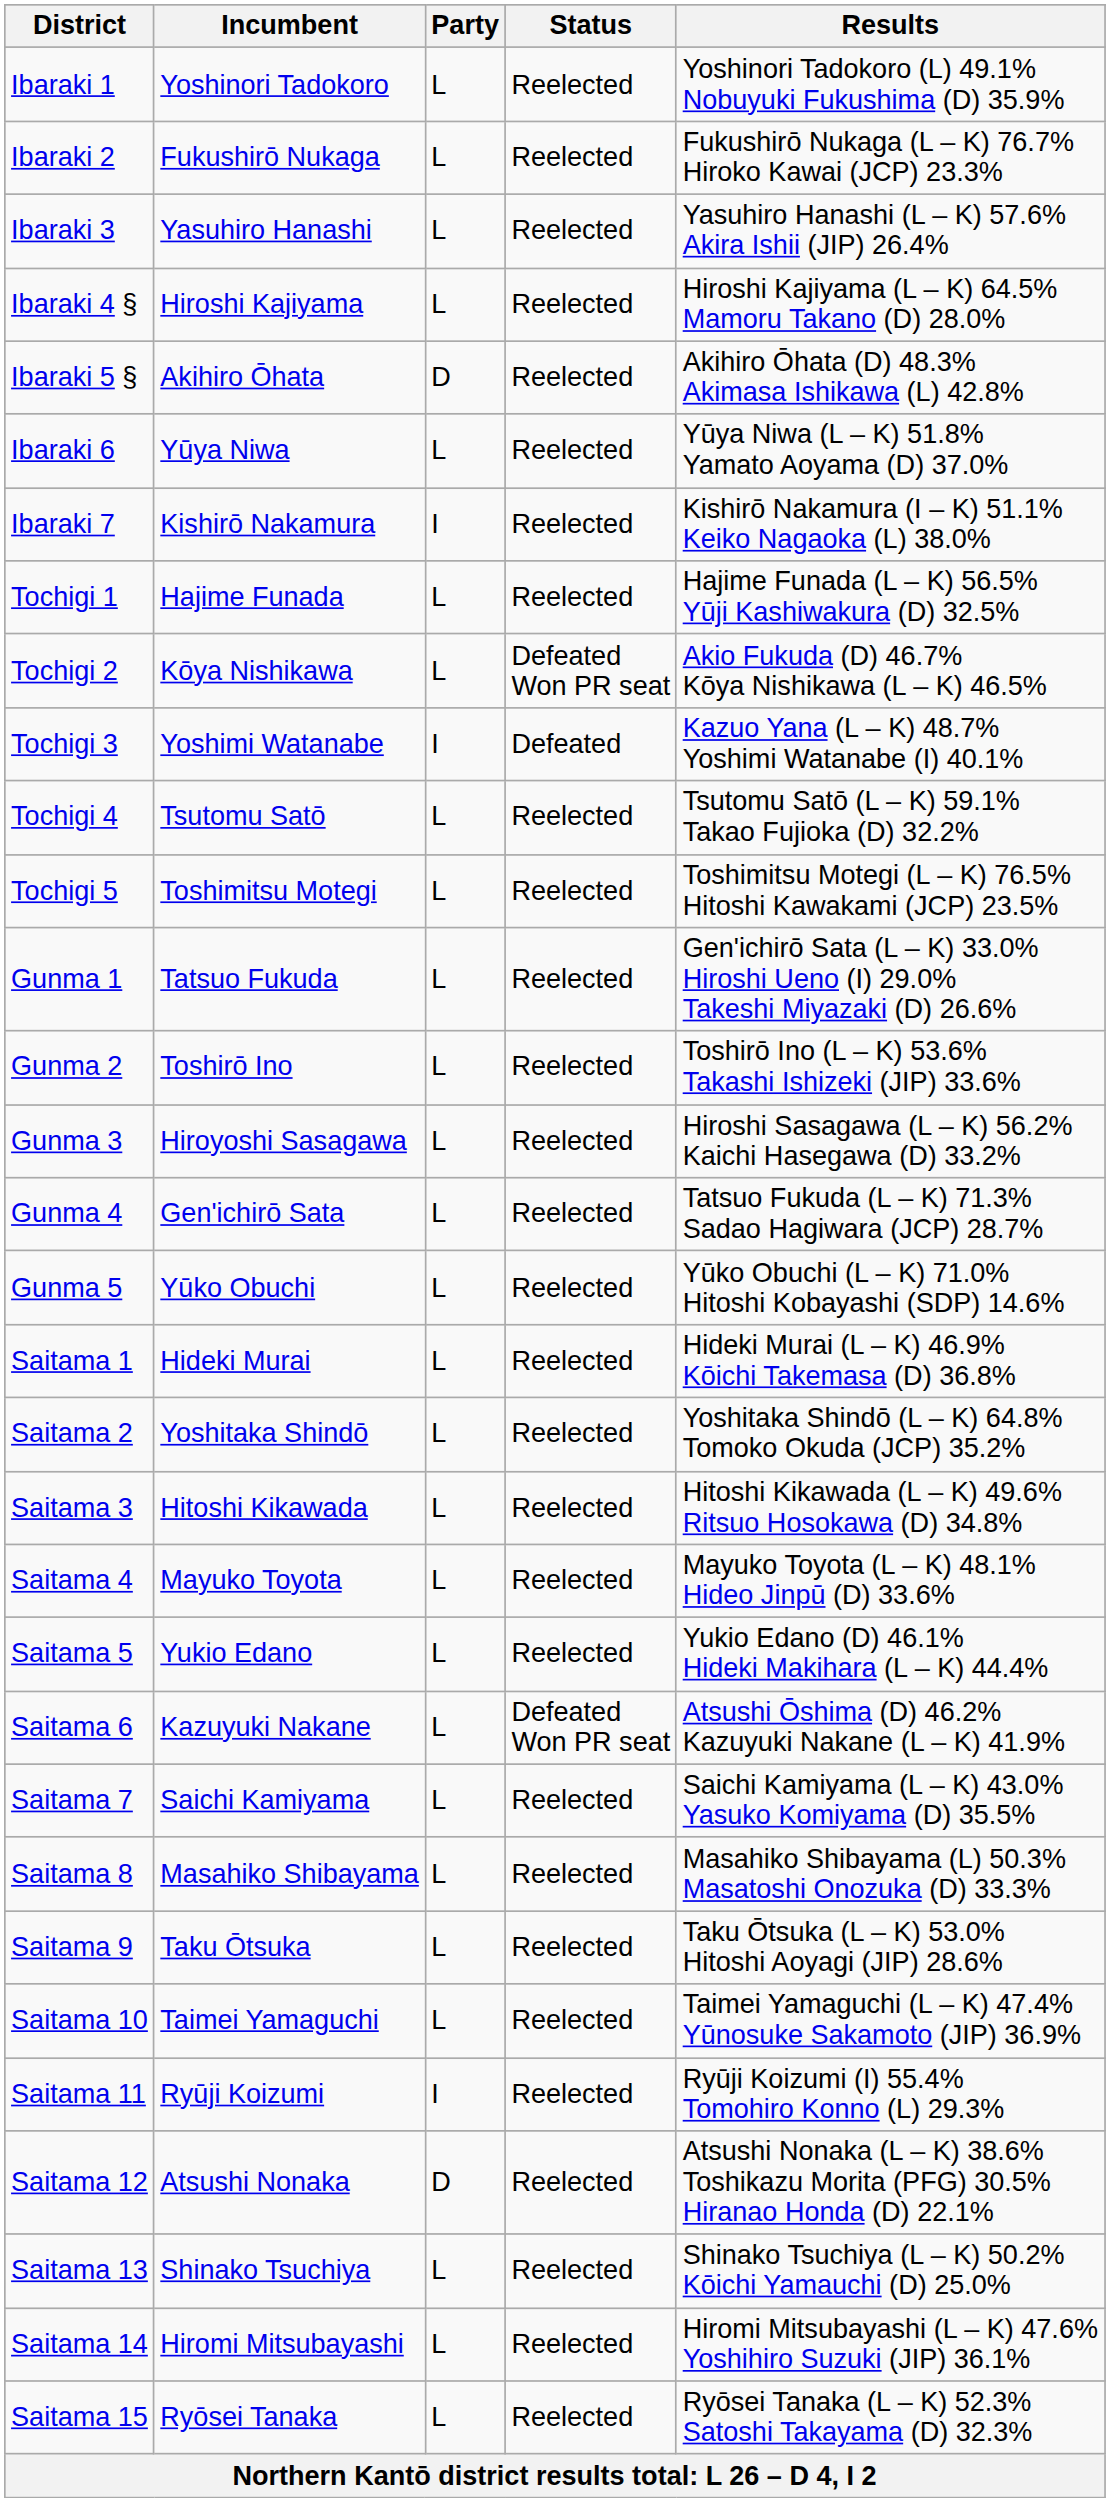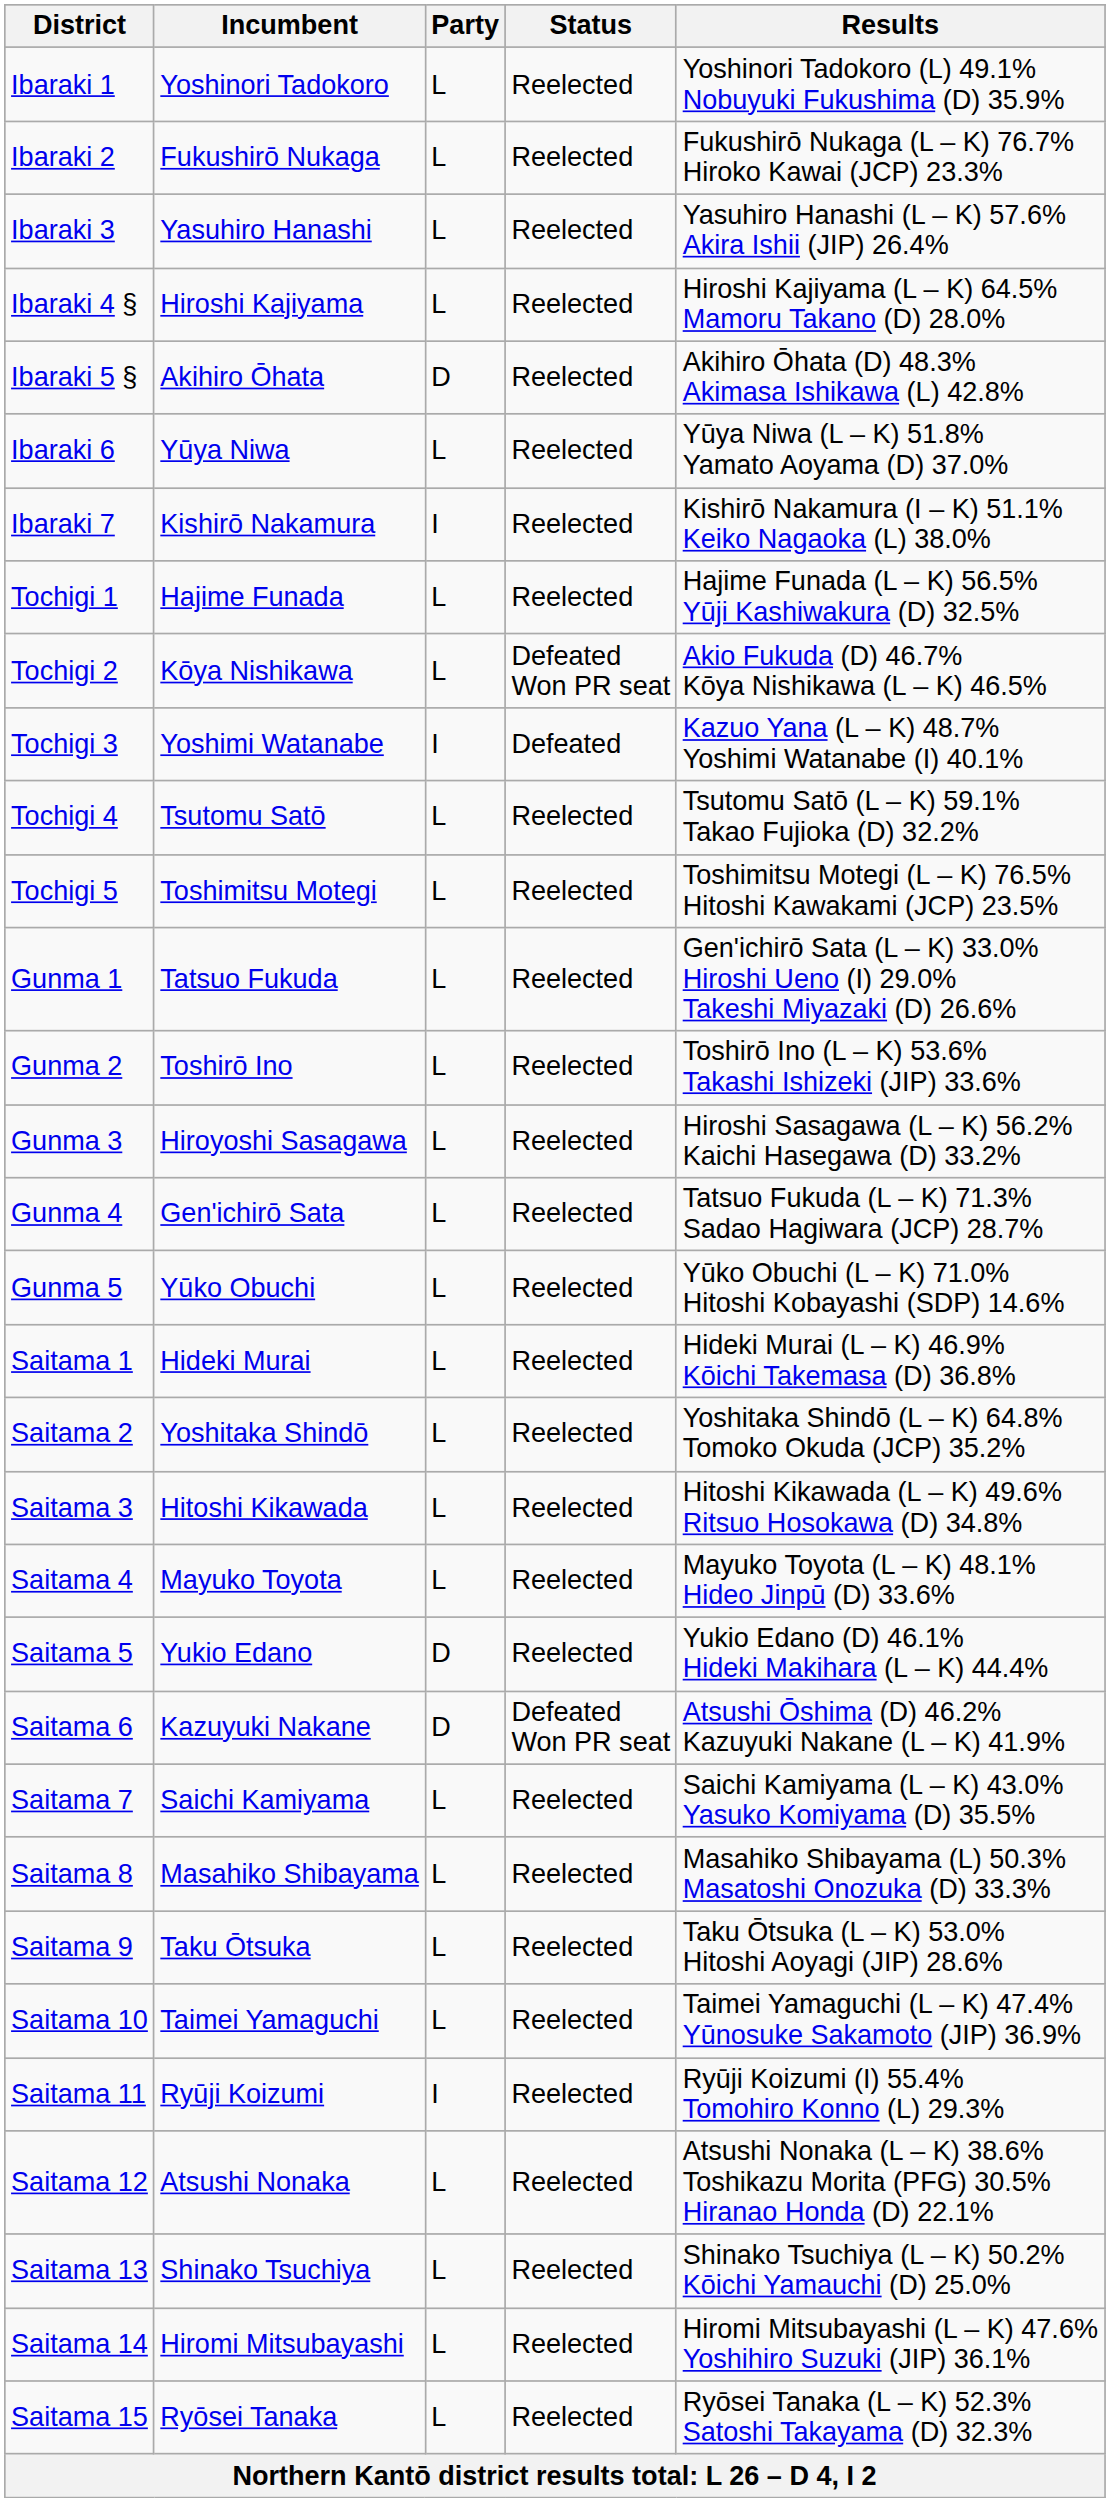(439, 1653) L -> (441, 1653) D
(439, 1727) L -> (441, 1727) D
(441, 2182) D -> (439, 2182) L
